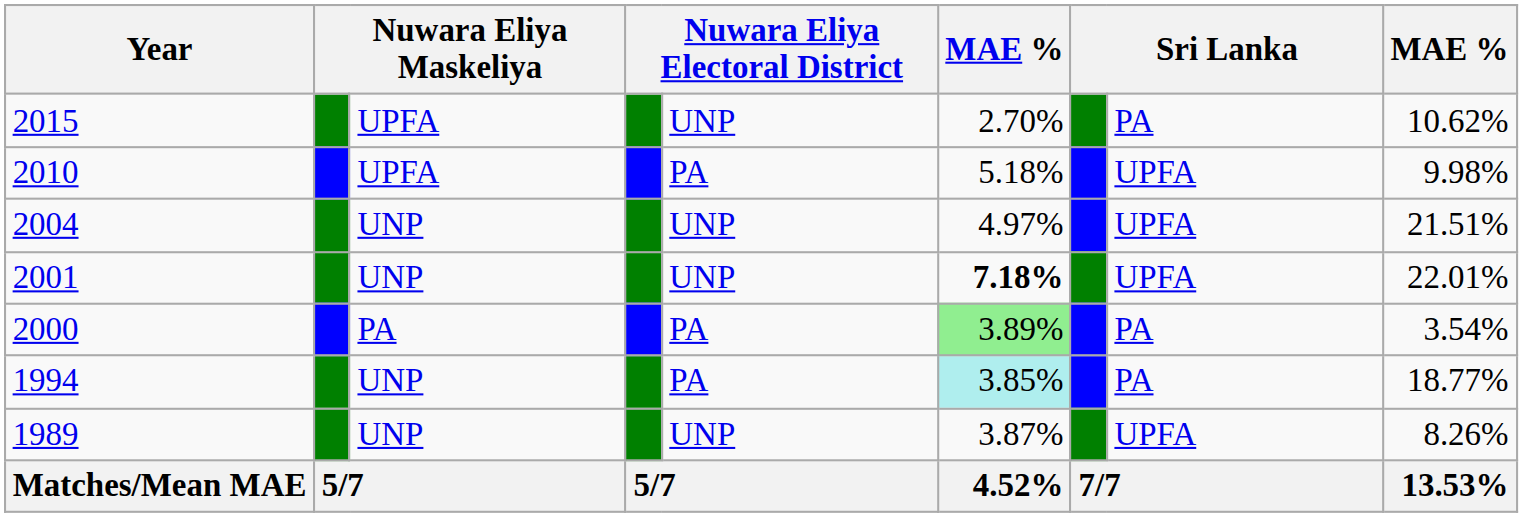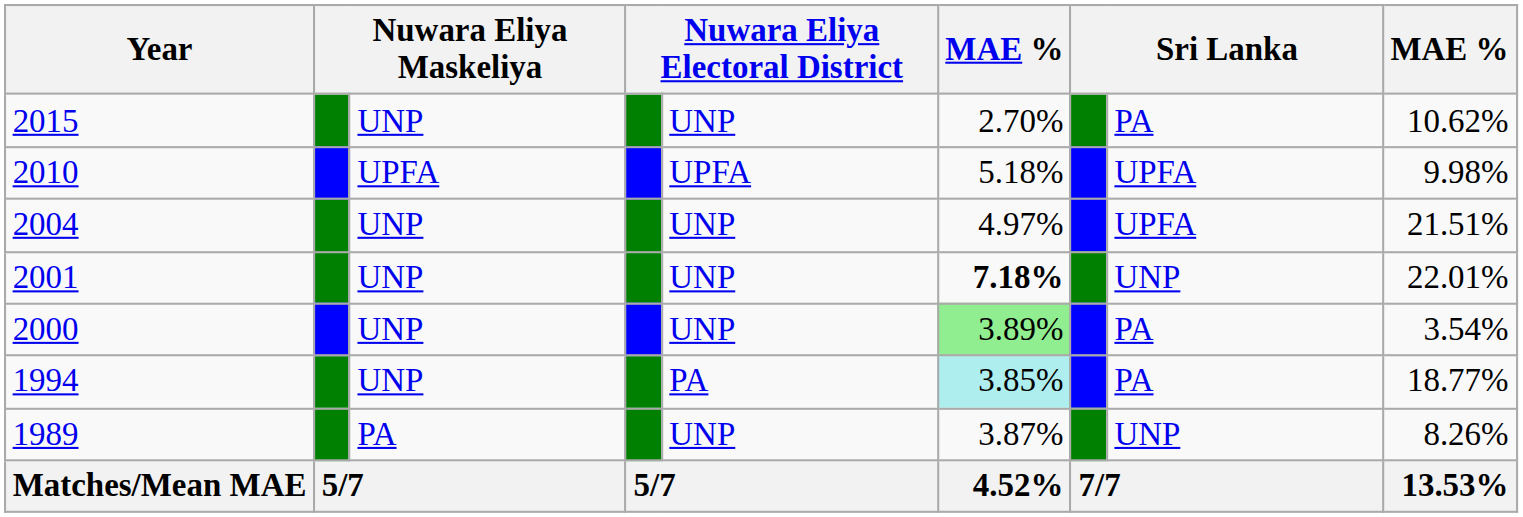(398, 119) UPFA -> (390, 119) UNP
(689, 172) PA -> (710, 172) UPFA
(1155, 276) UPFA -> (1147, 276) UNP
(377, 329) PA -> (390, 329) UNP
(689, 329) PA -> (702, 329) UNP
(390, 433) UNP -> (377, 433) PA
(1155, 433) UPFA -> (1147, 433) UNP
